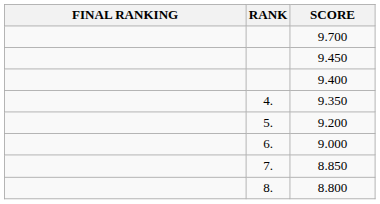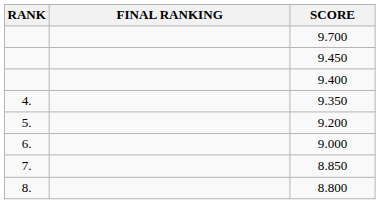columns swapped: (268, 15) <-> (125, 15)
